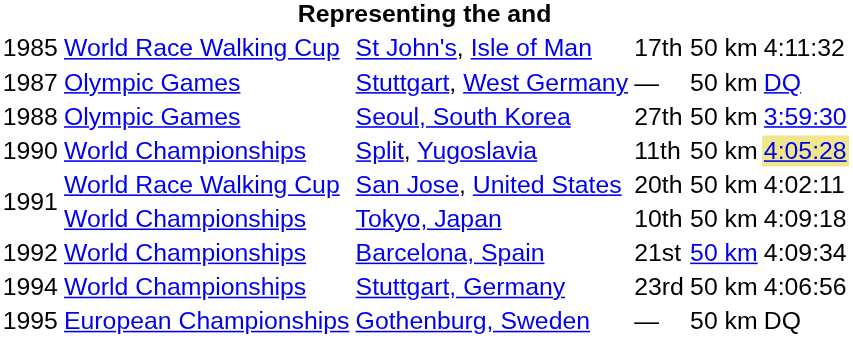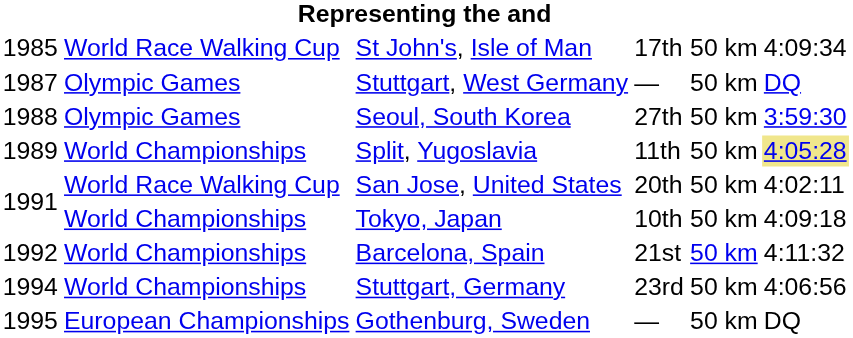(804, 48) 4:11:32 -> (805, 48) 4:09:34
(30, 150) 1990 -> (30, 150) 1989
(805, 253) 4:09:34 -> (804, 253) 4:11:32
